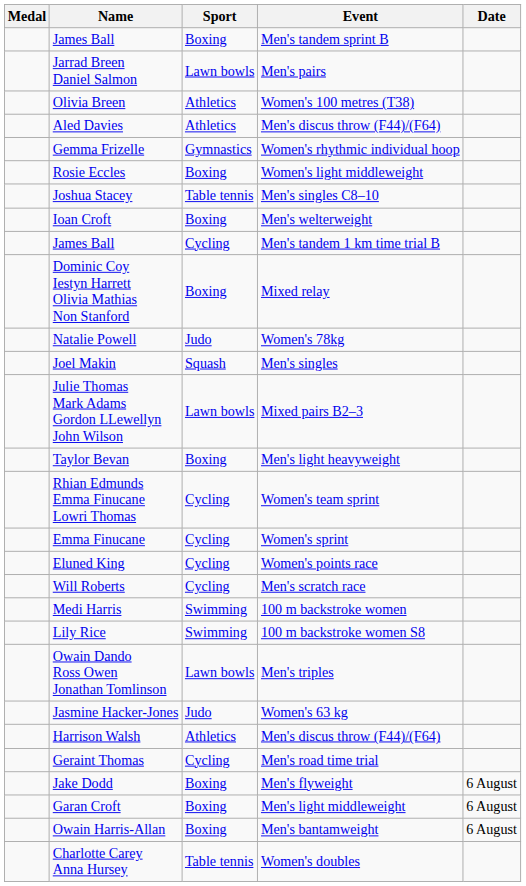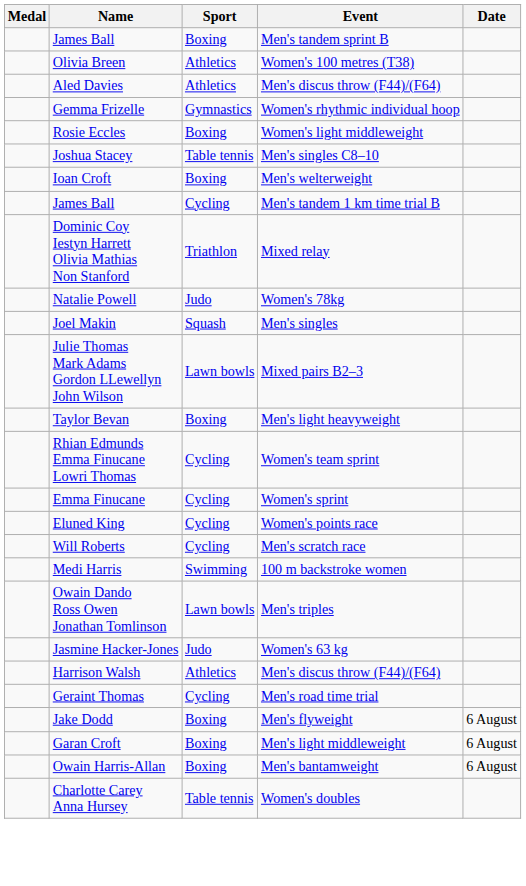- row: (95, 71)
(206, 291) Boxing -> (211, 251) Triathlon
- row: (79, 633)
